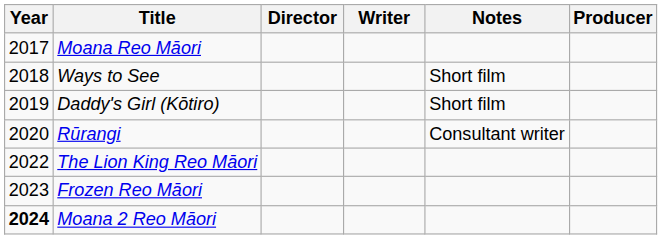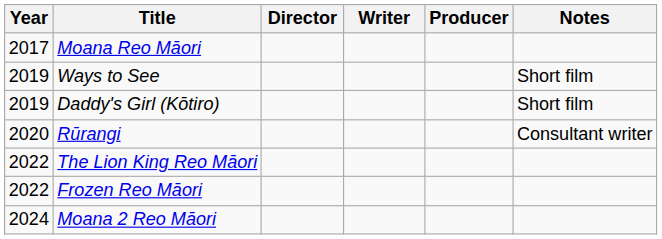columns swapped: (613, 18) <-> (497, 18)
(29, 76) 2018 -> (29, 76) 2019
(29, 190) 2023 -> (29, 190) 2022
(29, 219) bold -> (29, 219) normal
